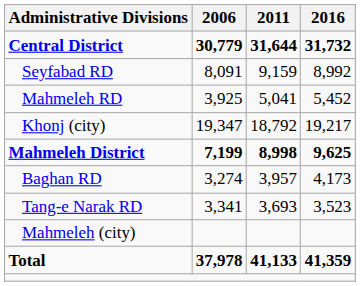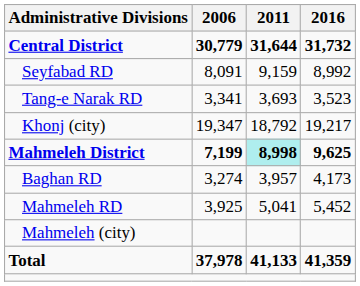rows swapped: (82, 206) <-> (72, 98)
(278, 152) no background -> (278, 152) paleturquoise background
